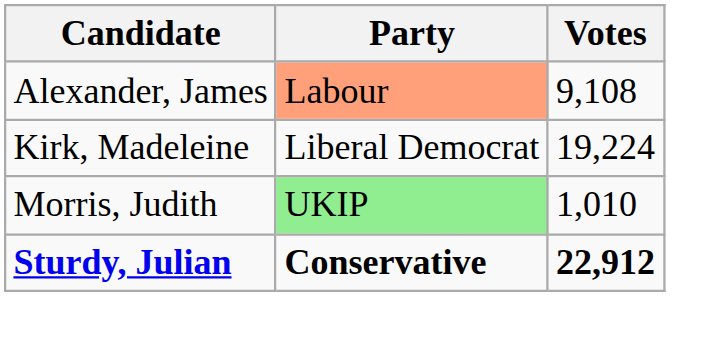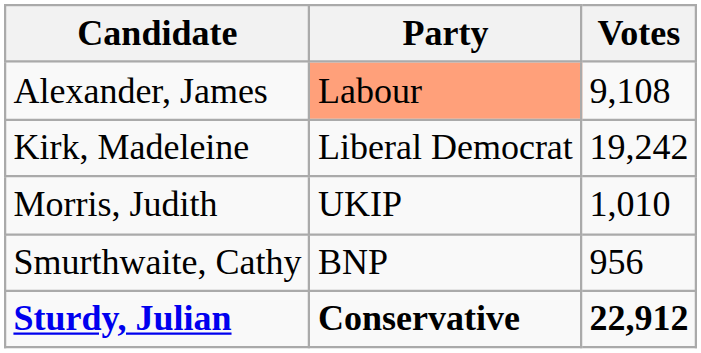(605, 147) 19,224 -> (639, 147) 19,242
(326, 204) lightgreen background -> (360, 204) no background
+ row: (157, 261)
